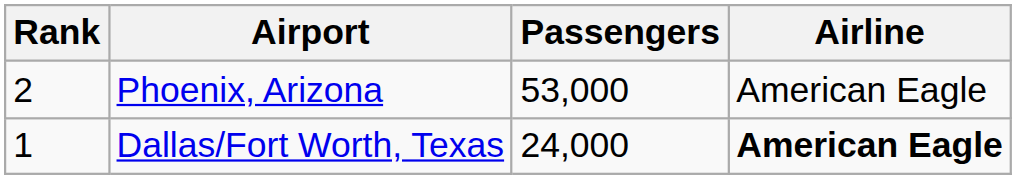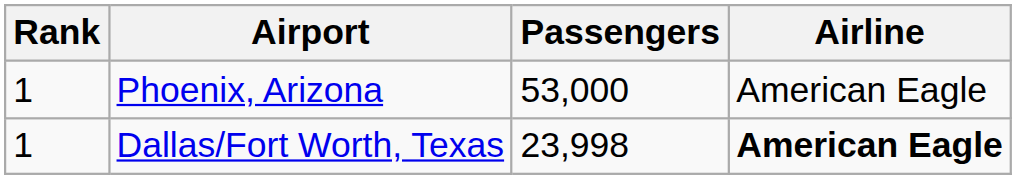(23, 88) 2 -> (23, 88) 1
(575, 145) 24,000 -> (575, 145) 23,998
